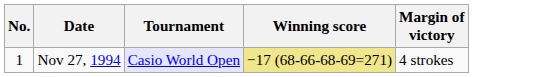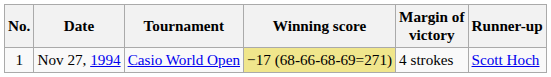+ column: (507, 26)
(184, 60) lavender background -> (184, 60) no background
